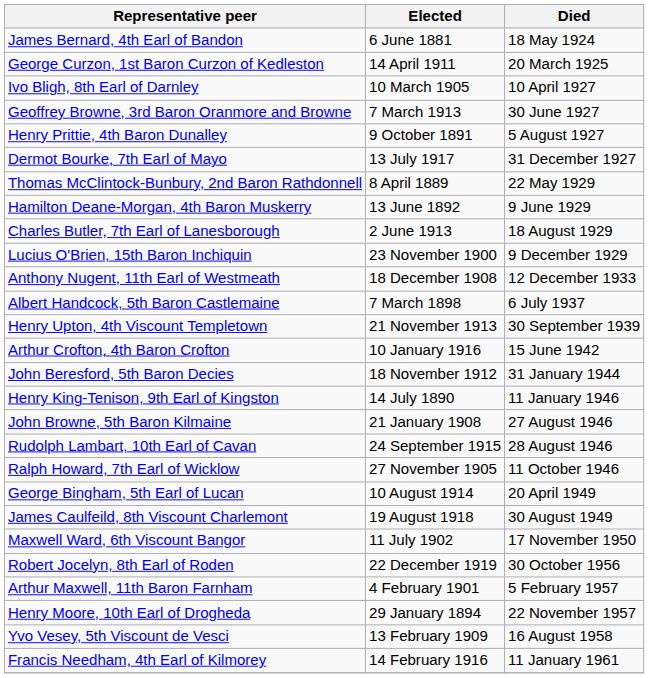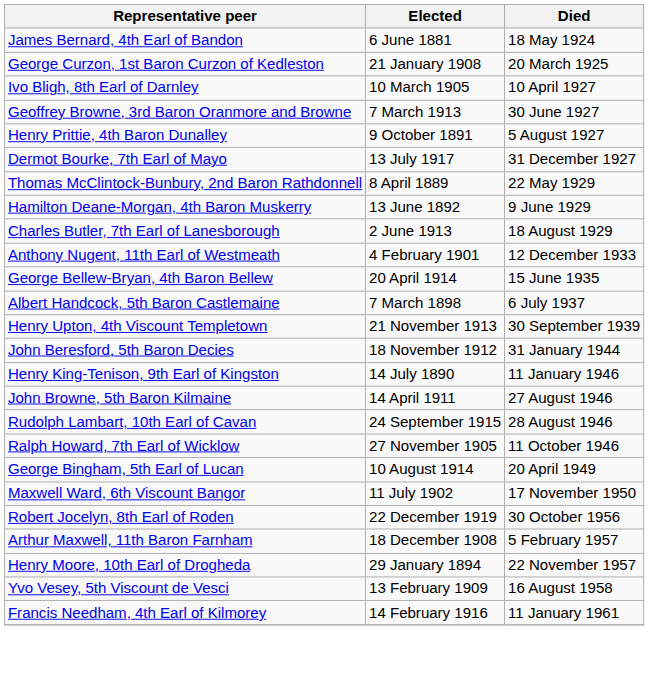(412, 64) 14 April 1911 -> (425, 64) 21 January 1908
- row: (130, 254)
(433, 278) 18 December 1908 -> (424, 254) 4 February 1901
+ row: (140, 278)
- row: (119, 350)
(425, 421) 21 January 1908 -> (412, 398) 14 April 1911
- row: (148, 517)
(424, 588) 4 February 1901 -> (433, 541) 18 December 1908
